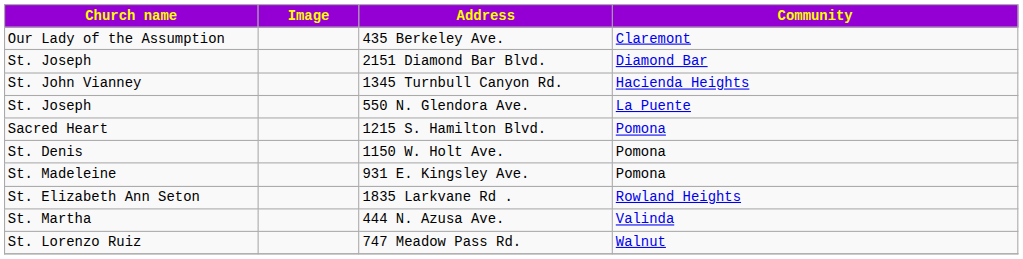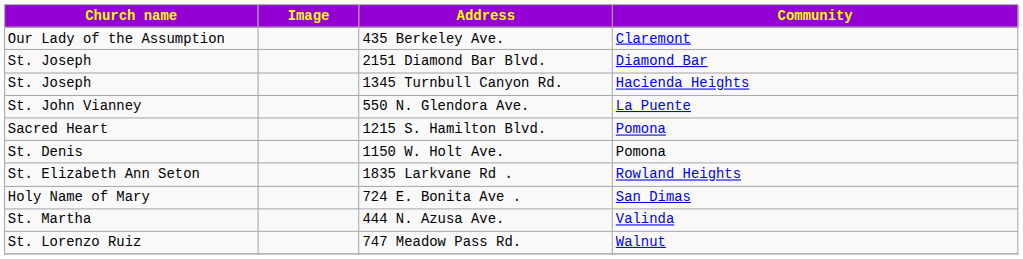(75, 84) St. John Vianney -> (50, 84) St. Joseph
(50, 107) St. Joseph -> (75, 107) St. John Vianney
- row: (446, 175)
+ row: (442, 197)
